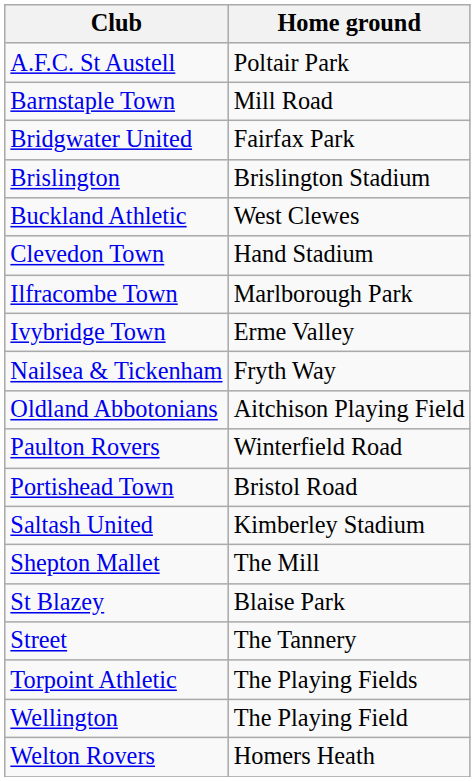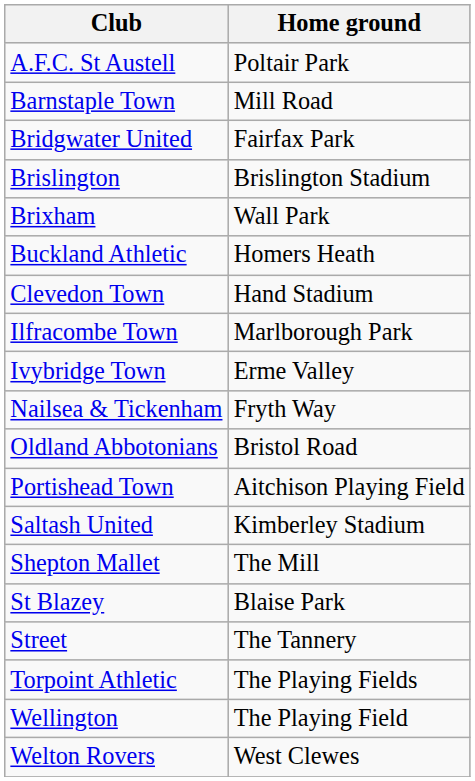+ row: (53, 216)
(297, 216) West Clewes -> (304, 255) Homers Heath
(349, 409) Aitchison Playing Field -> (296, 448) Bristol Road
- row: (85, 448)
(296, 486) Bristol Road -> (349, 486) Aitchison Playing Field
(304, 756) Homers Heath -> (297, 756) West Clewes
